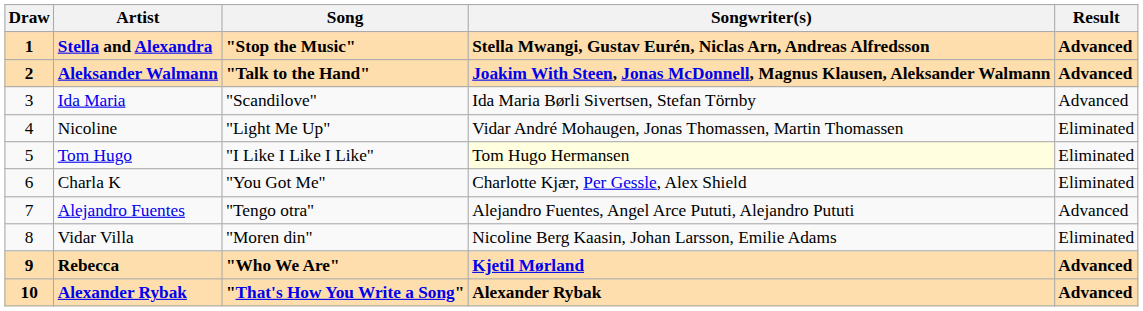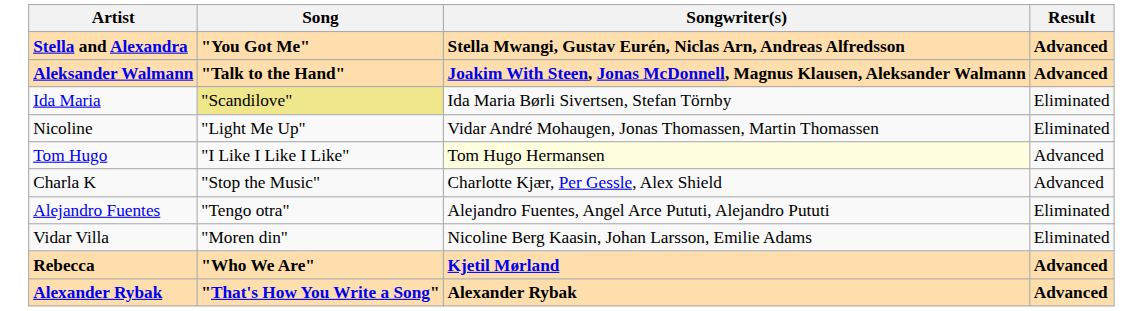- column: (29, 18)
(291, 45) "Stop the Music" -> (256, 45) "You Got Me"
(271, 100) no background -> (247, 100) khaki background
(1093, 100) Advanced -> (1072, 100) Eliminated
(1096, 155) Eliminated -> (1069, 155) Advanced
(276, 182) "You Got Me" -> (261, 182) "Stop the Music"
(1096, 182) Eliminated -> (1069, 182) Advanced
(1093, 210) Advanced -> (1072, 210) Eliminated
